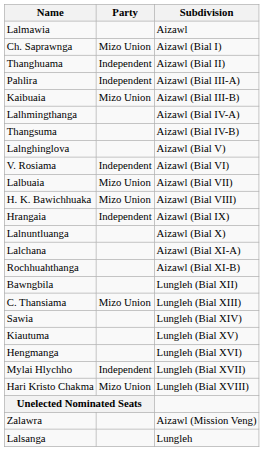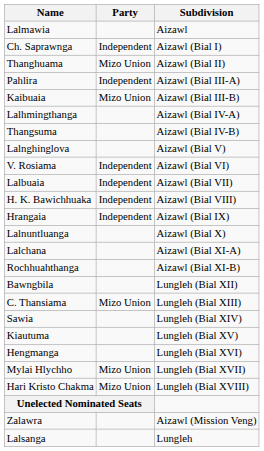(125, 47) Mizo Union -> (125, 47) Independent
(125, 64) Independent -> (125, 64) Mizo Union
(125, 183) Mizo Union -> (125, 183) Independent
(125, 200) Mizo Union -> (125, 200) Independent
(125, 370) Independent -> (125, 370) Mizo Union
